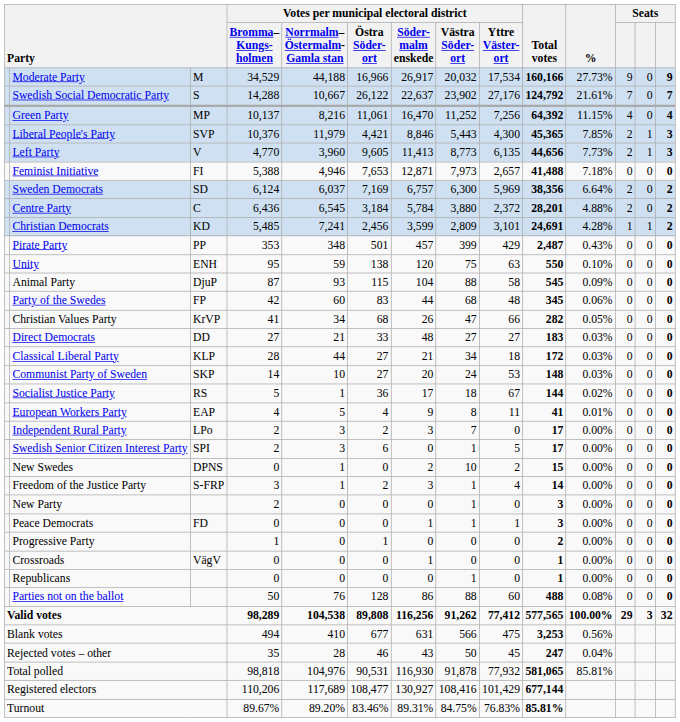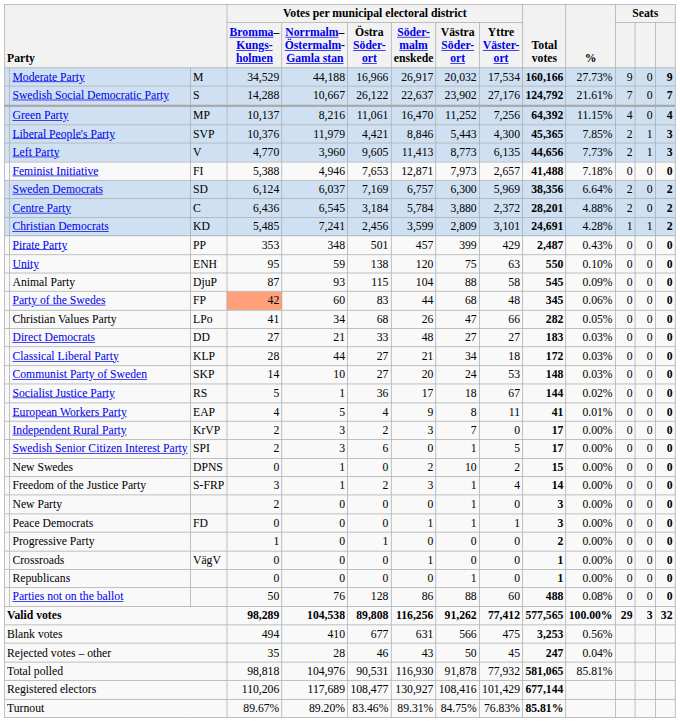(273, 300) no background -> (273, 300) lightsalmon background
(207, 319) KrVP -> (203, 319) LPo
(203, 430) LPo -> (207, 430) KrVP
